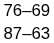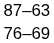rows swapped: (27, 33) <-> (27, 10)
